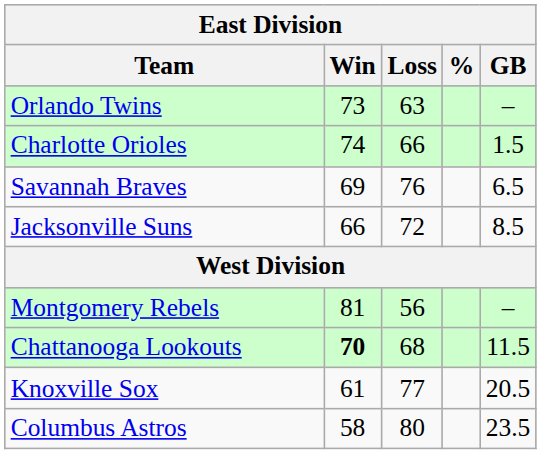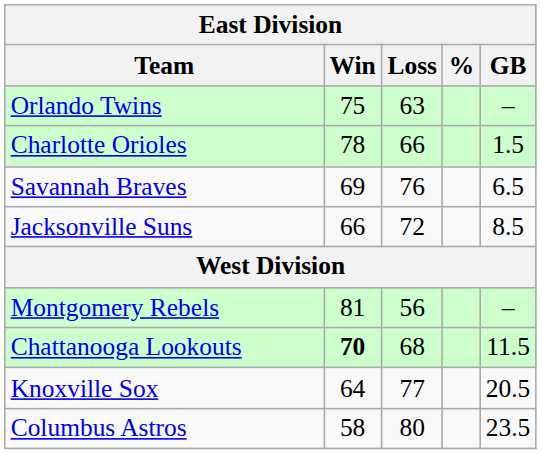(353, 105) 73 -> (353, 105) 75
(353, 145) 74 -> (353, 145) 78
(353, 387) 61 -> (353, 387) 64
